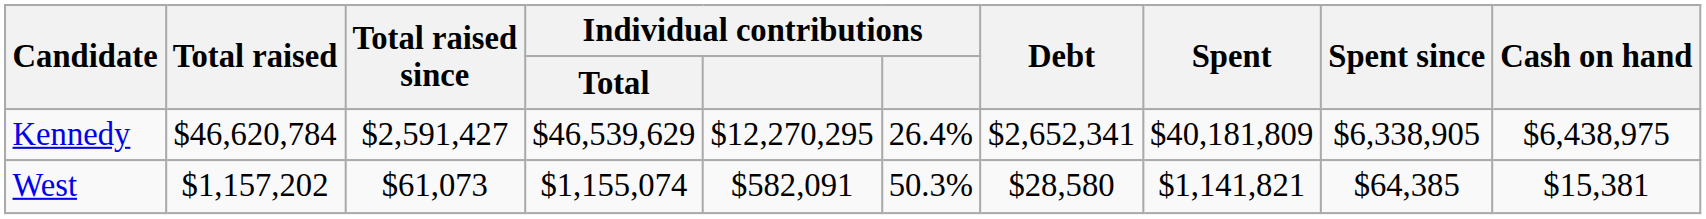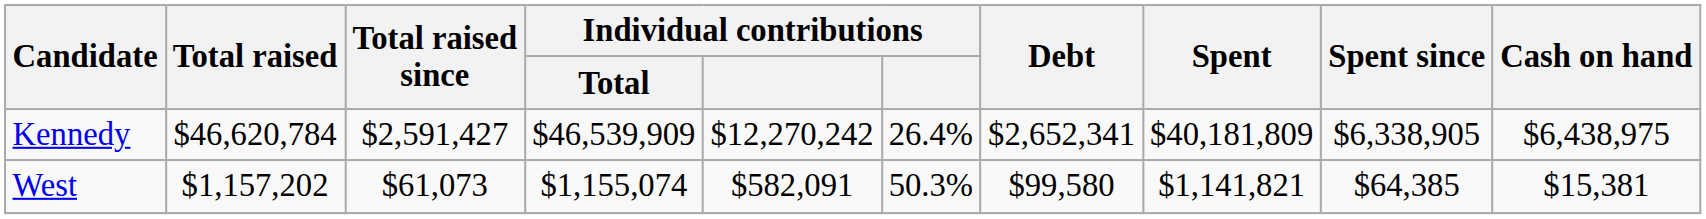(614, 133) $46,539,629 -> (614, 133) $46,539,909
(792, 133) $12,270,295 -> (792, 133) $12,270,242
(1062, 185) $28,580 -> (1062, 185) $99,580
